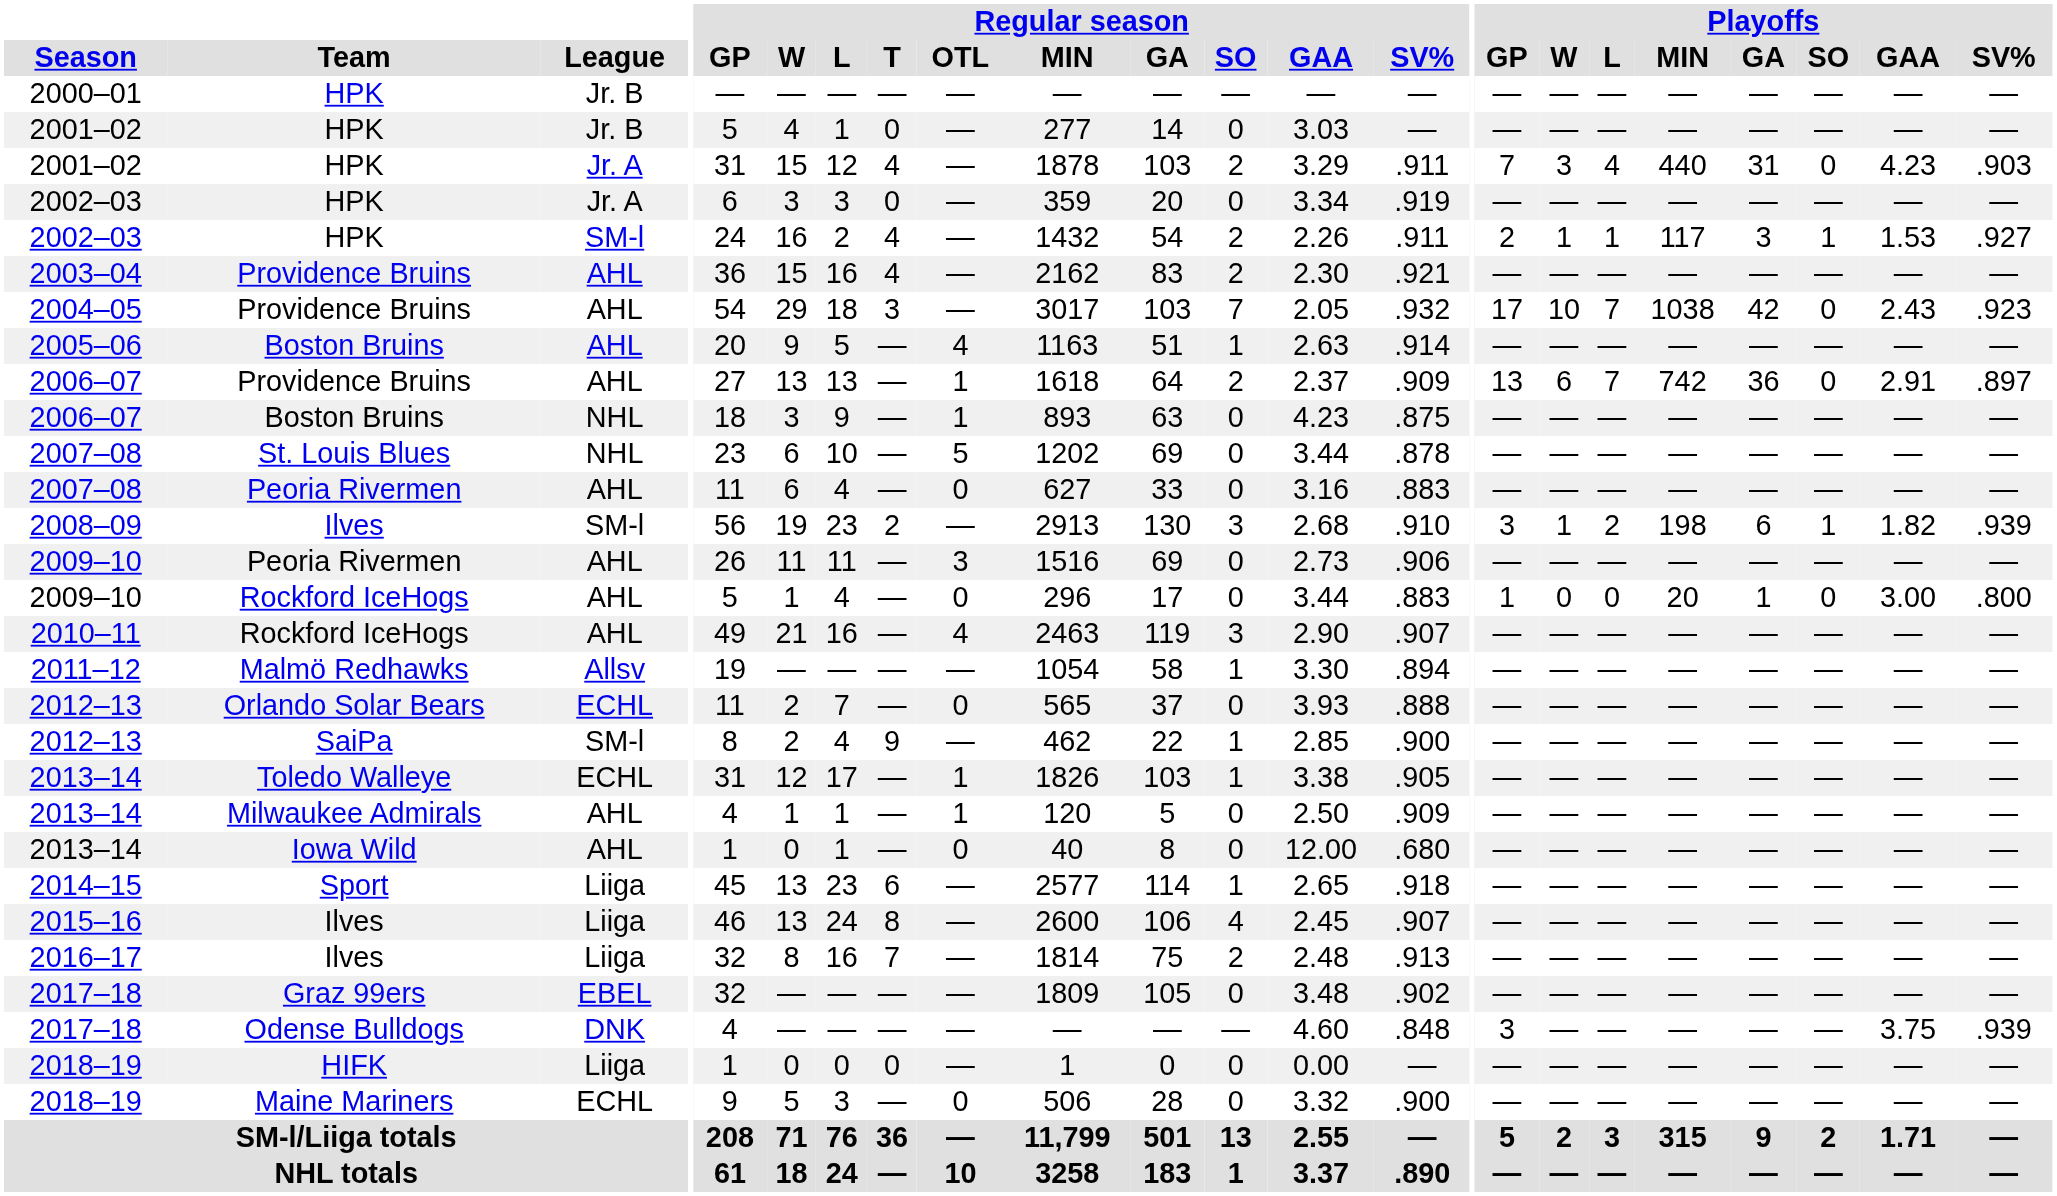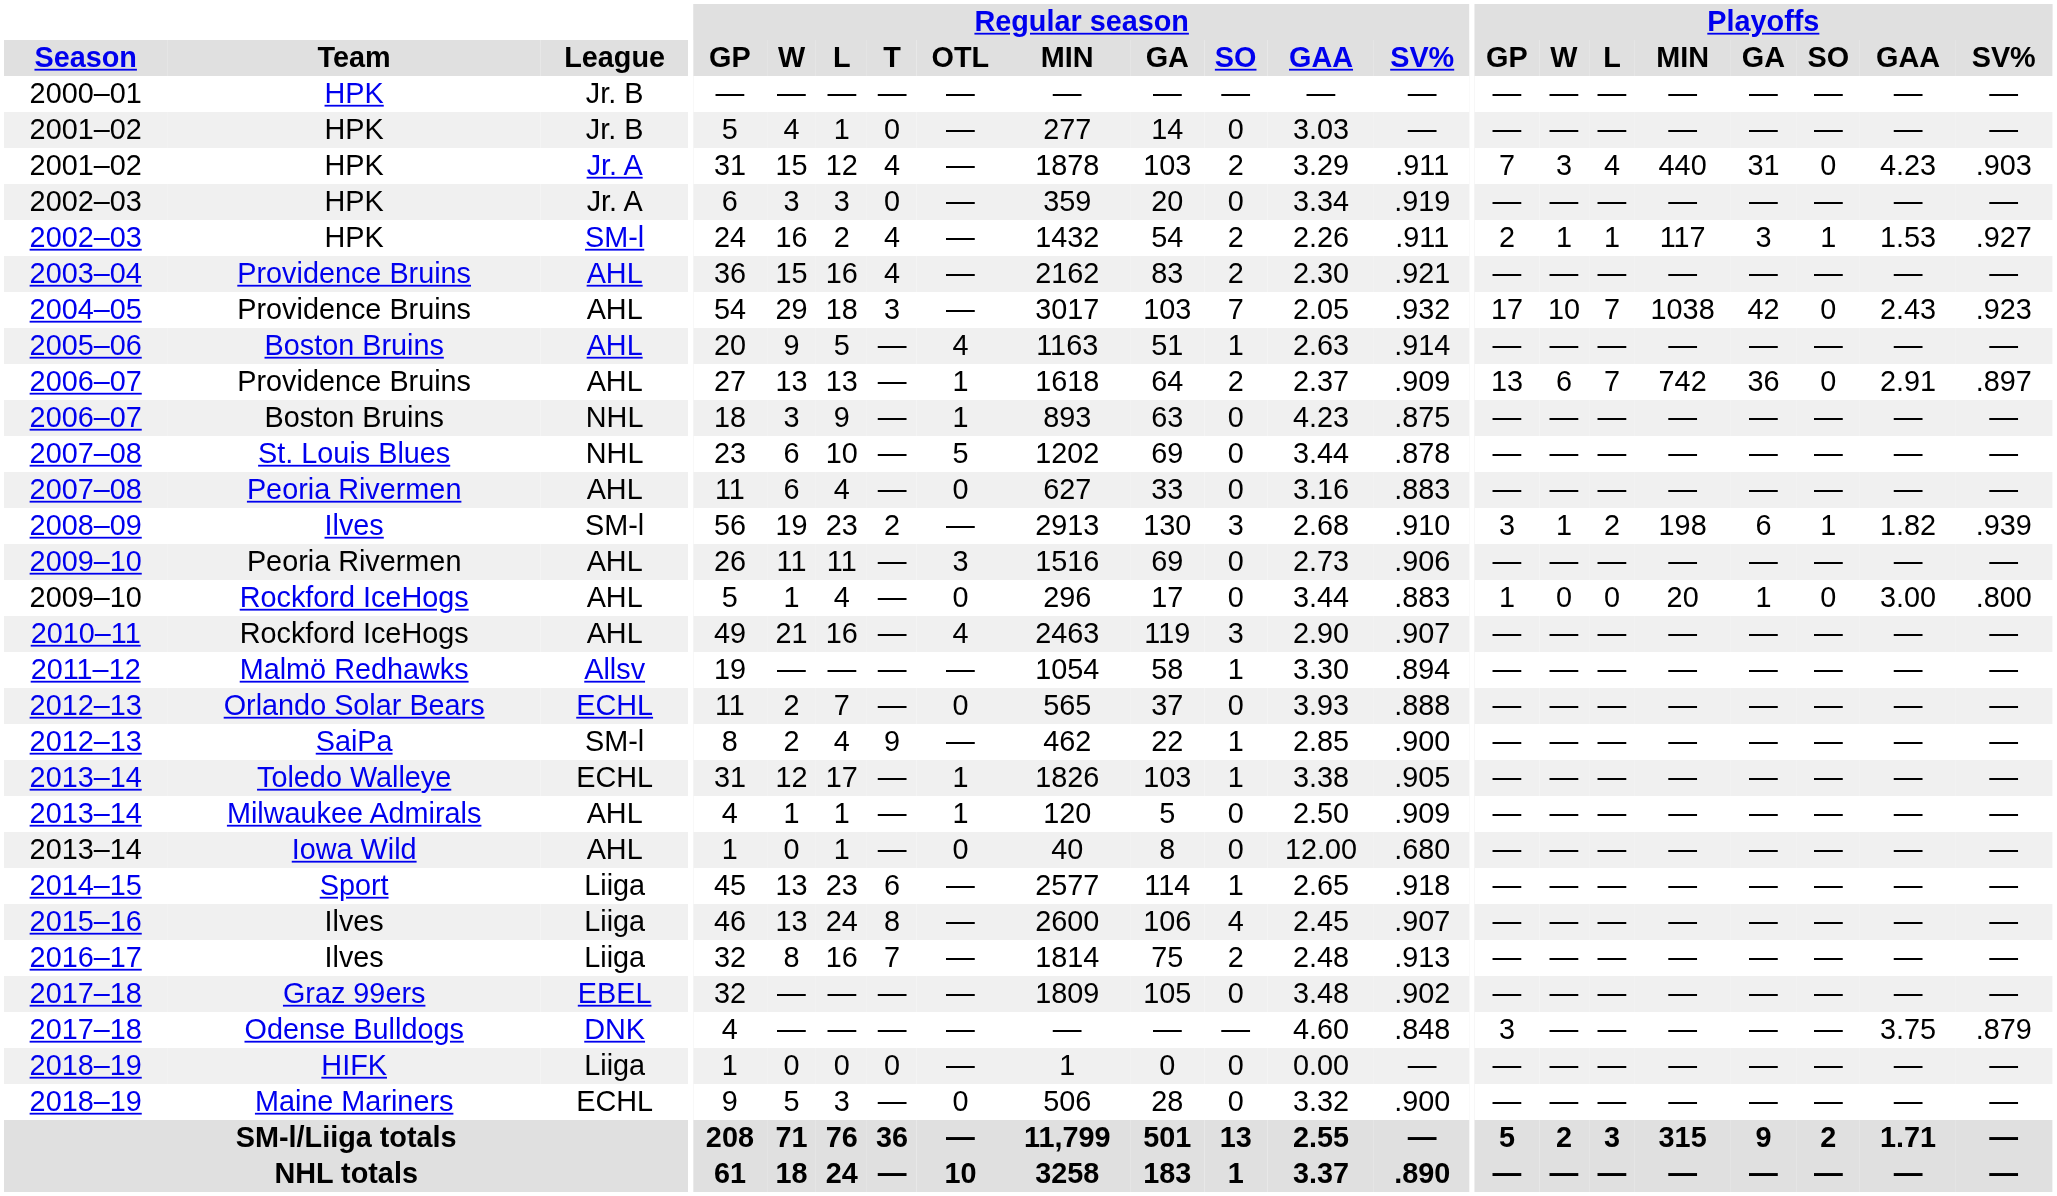(2004, 1029) .939 -> (2004, 1029) .879
